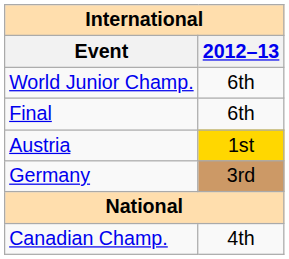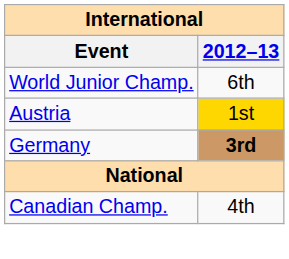- row: (30, 113)
(241, 176) normal -> (241, 144) bold
